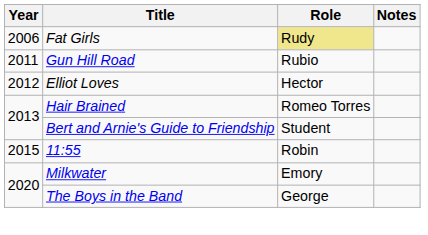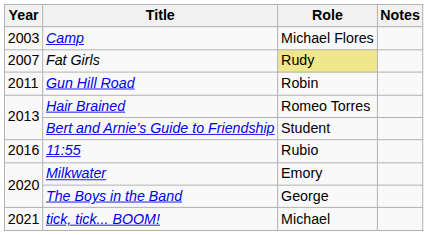+ row: (65, 38)
(24, 38) 2006 -> (24, 60) 2007
(300, 60) Rubio -> (300, 83) Robin
- row: (82, 83)
(24, 151) 2015 -> (24, 151) 2016
(300, 151) Robin -> (300, 151) Rubio
+ row: (103, 219)
